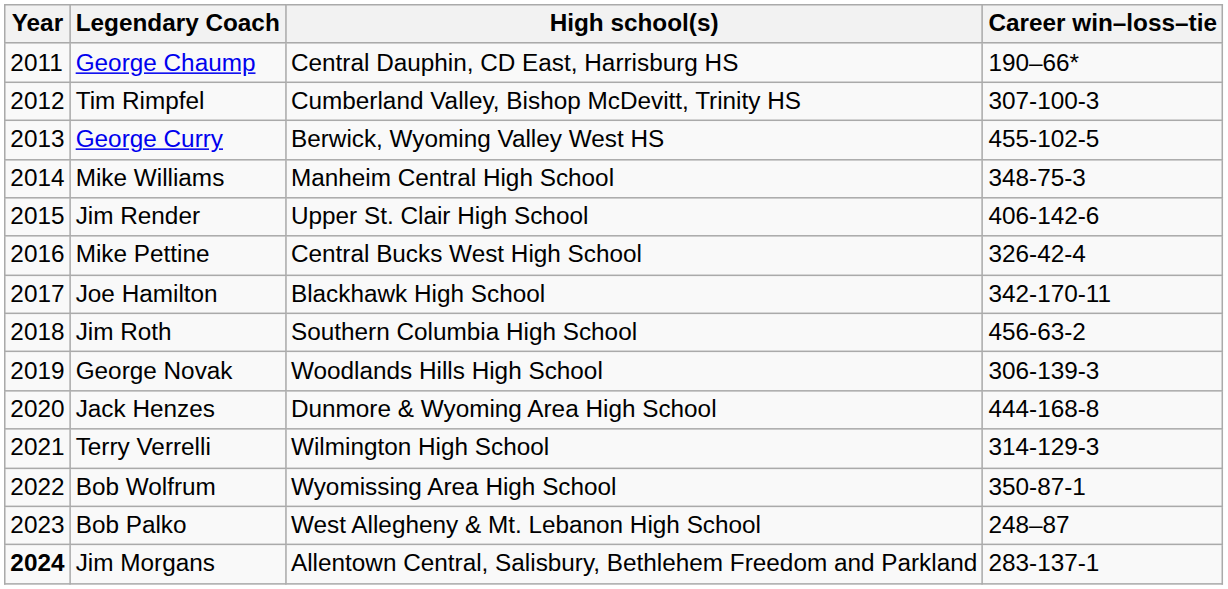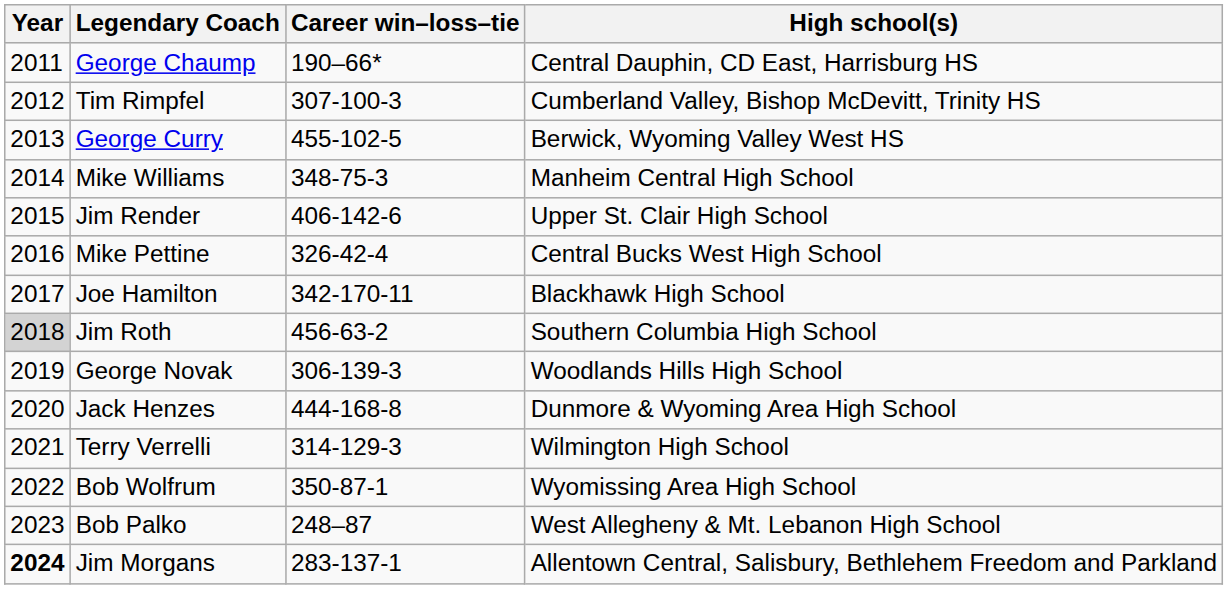columns swapped: (634, 23) <-> (1103, 23)
(37, 332) no background -> (37, 332) lightgrey background
